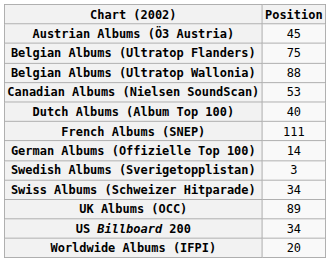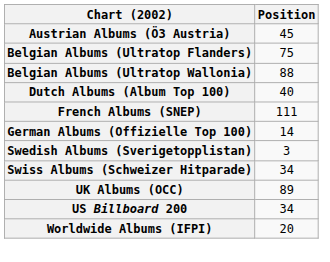- row: (133, 92)
